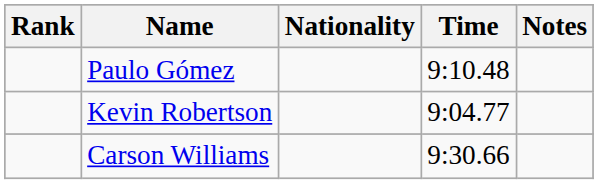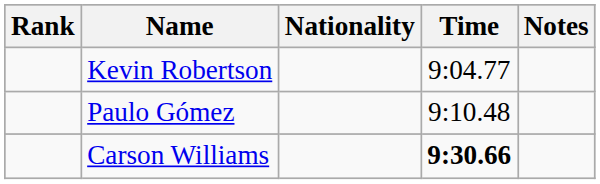rows swapped: (180, 112) <-> (161, 69)
(468, 155) normal -> (469, 155) bold
